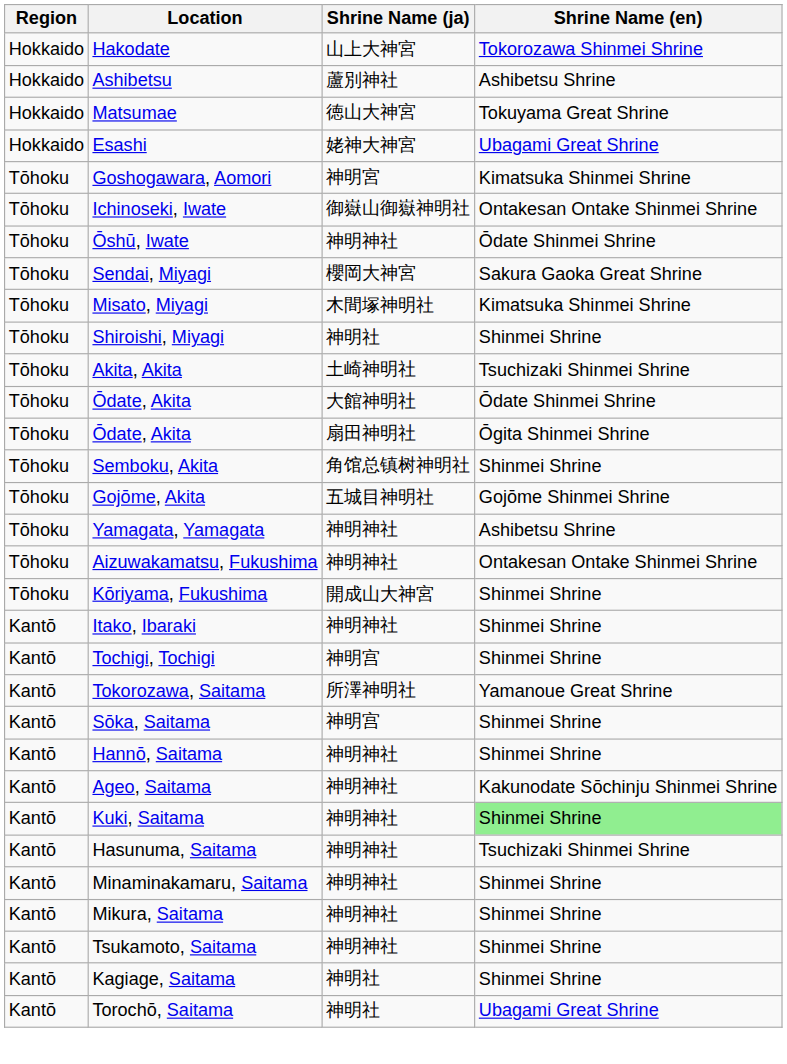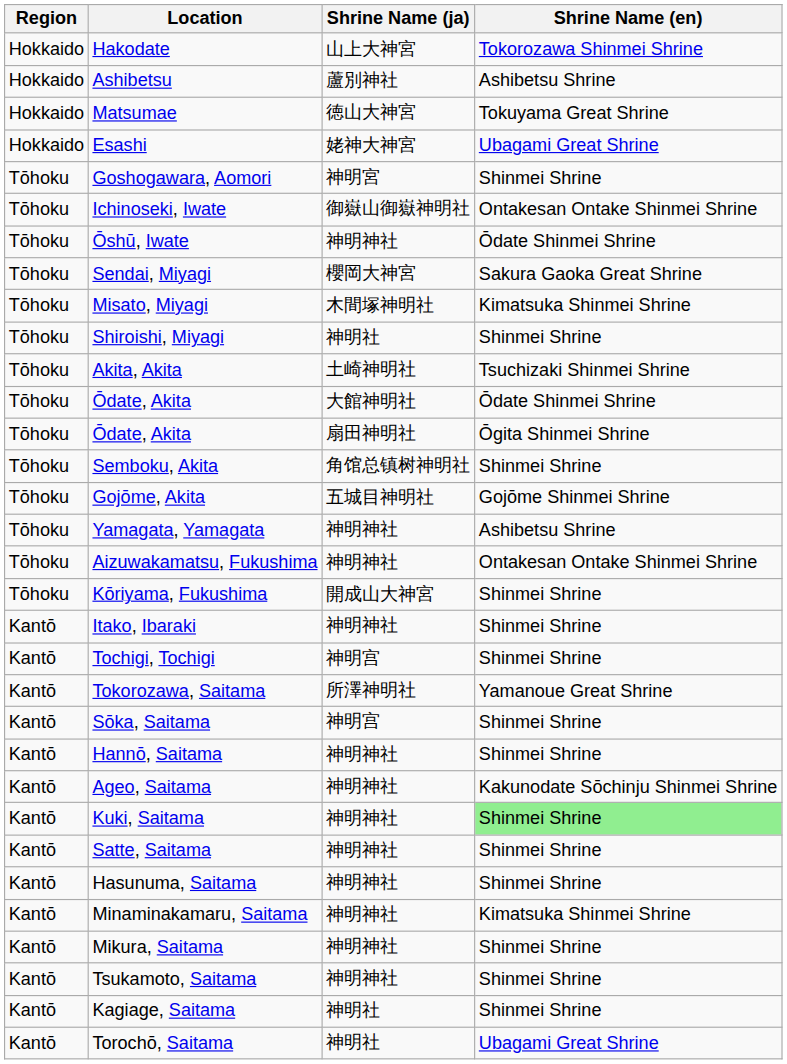(585, 177) Kimatsuka Shinmei Shrine -> (540, 177) Shinmei Shrine
+ row: (152, 850)
(584, 850) Tsuchizaki Shinmei Shrine -> (540, 882) Shinmei Shrine
(540, 882) Shinmei Shrine -> (585, 914) Kimatsuka Shinmei Shrine
